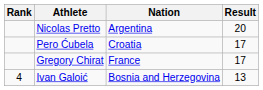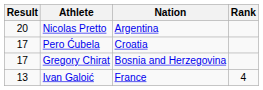columns swapped: (19, 12) <-> (240, 12)
(124, 61) France -> (170, 61) Bosnia and Herzegovina
(164, 77) Bosnia and Herzegovina -> (131, 77) France
